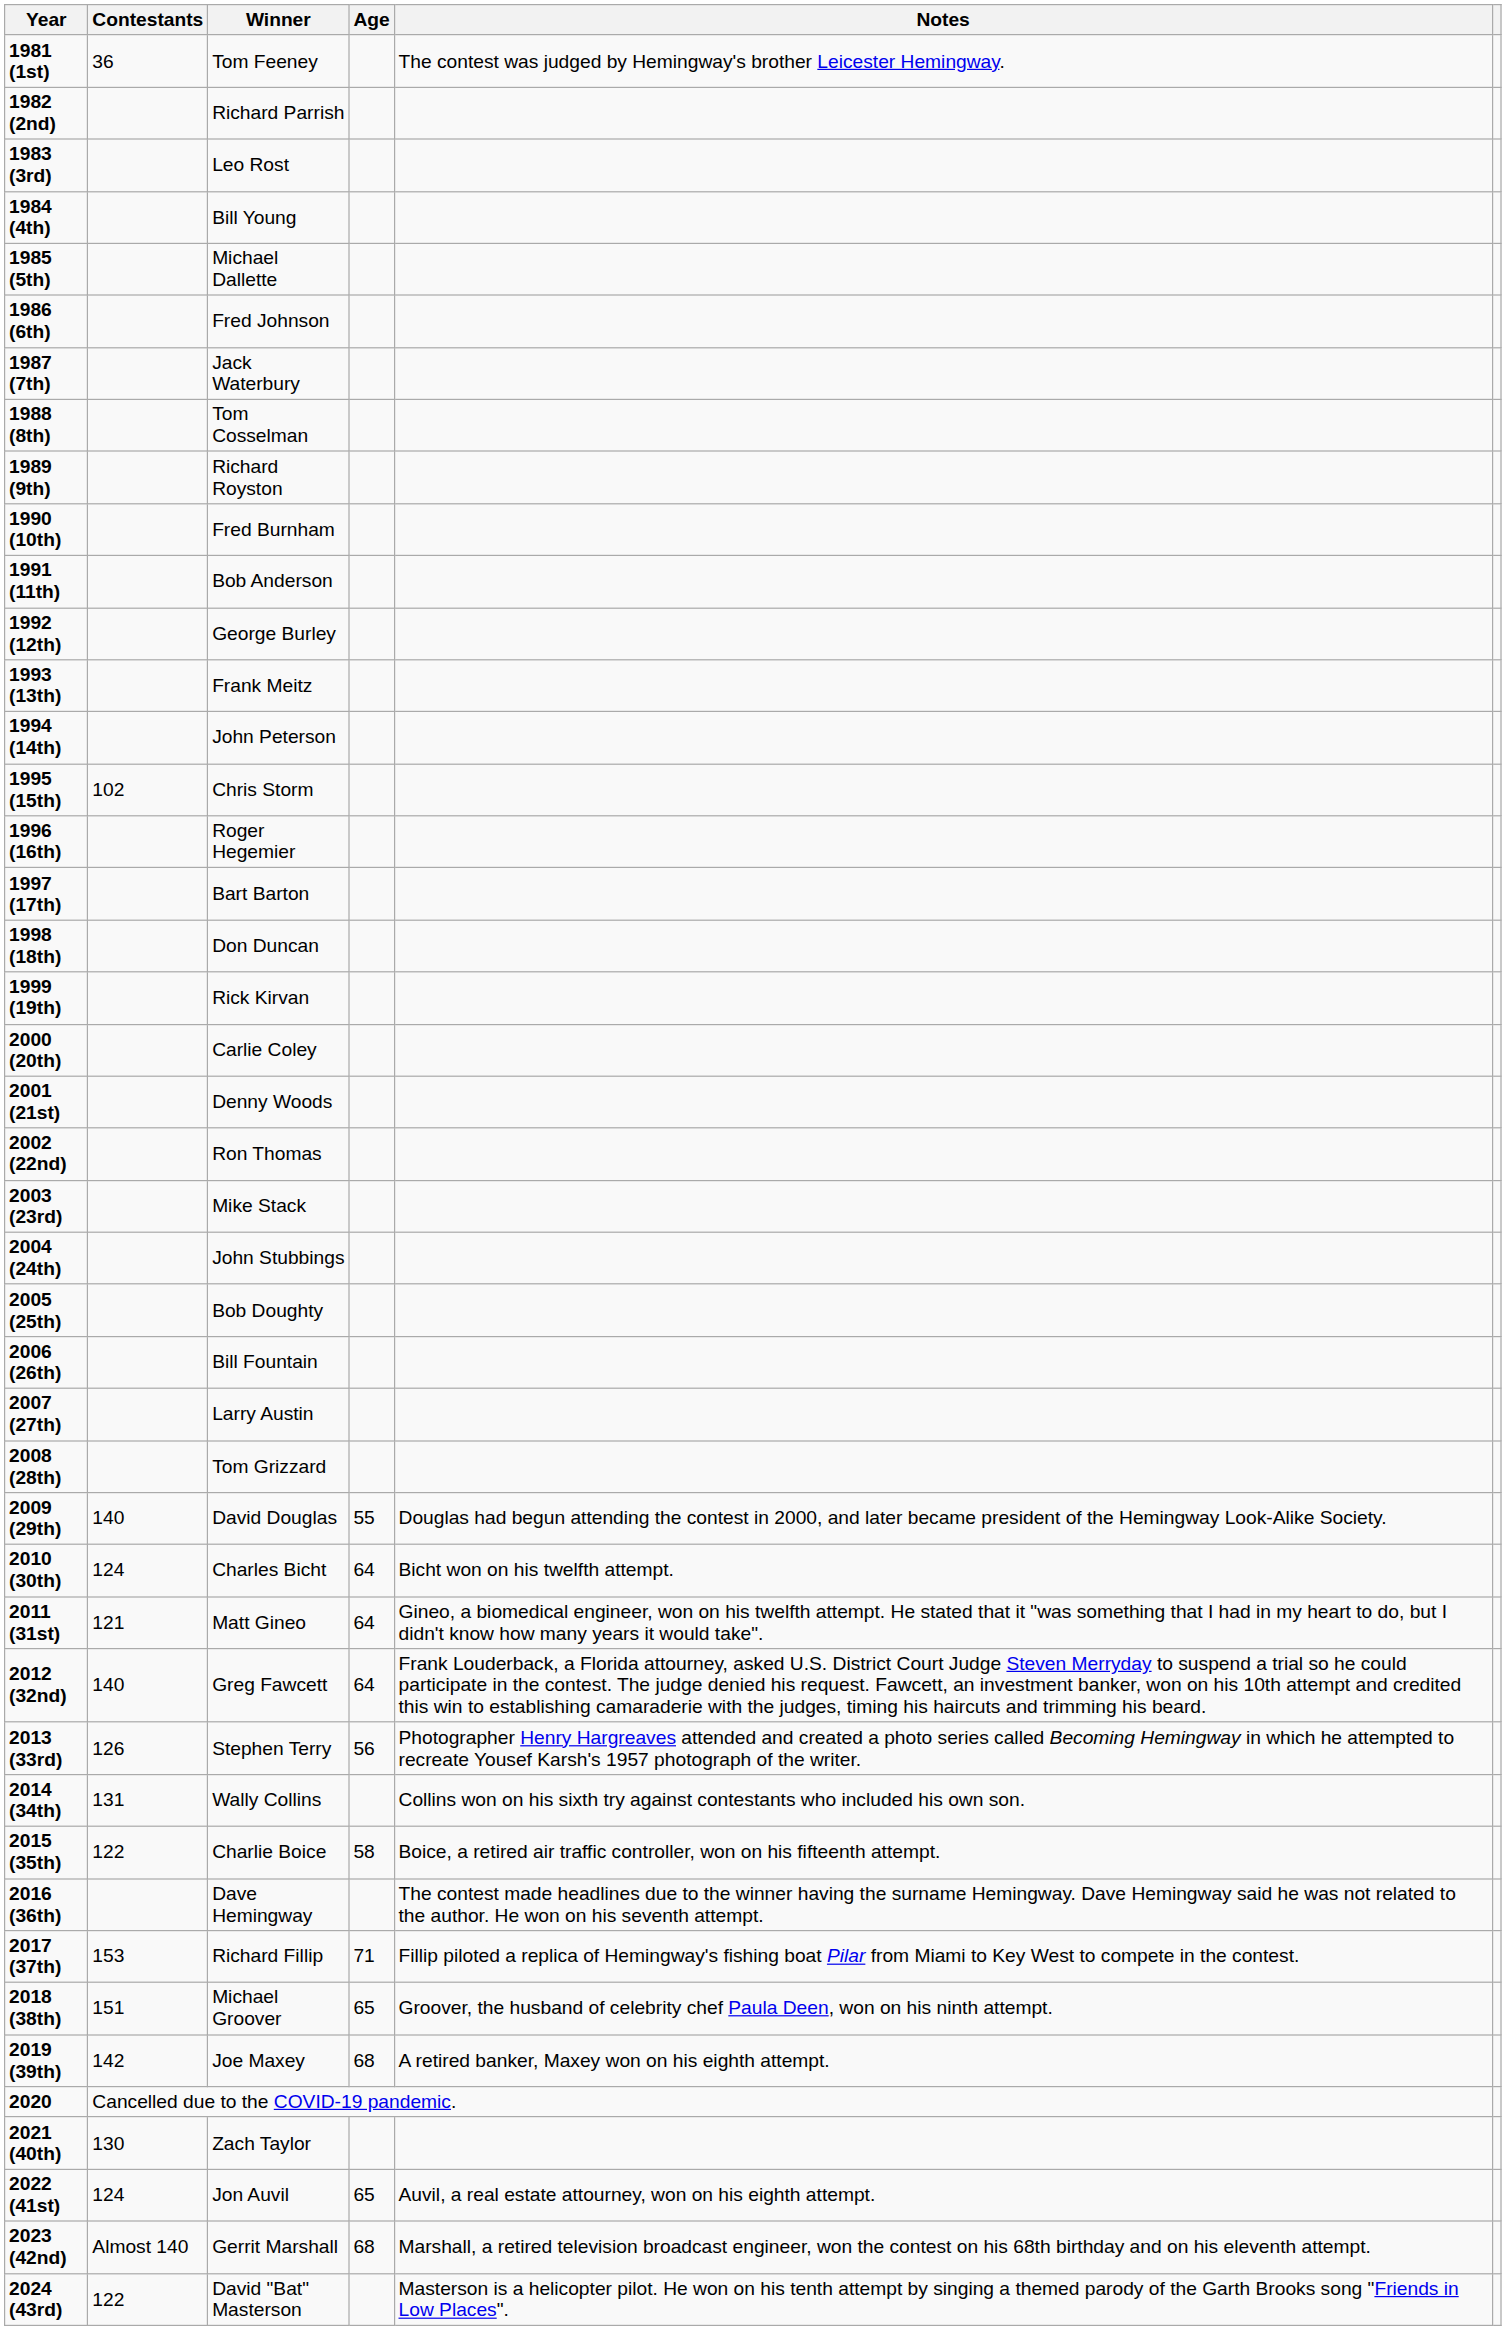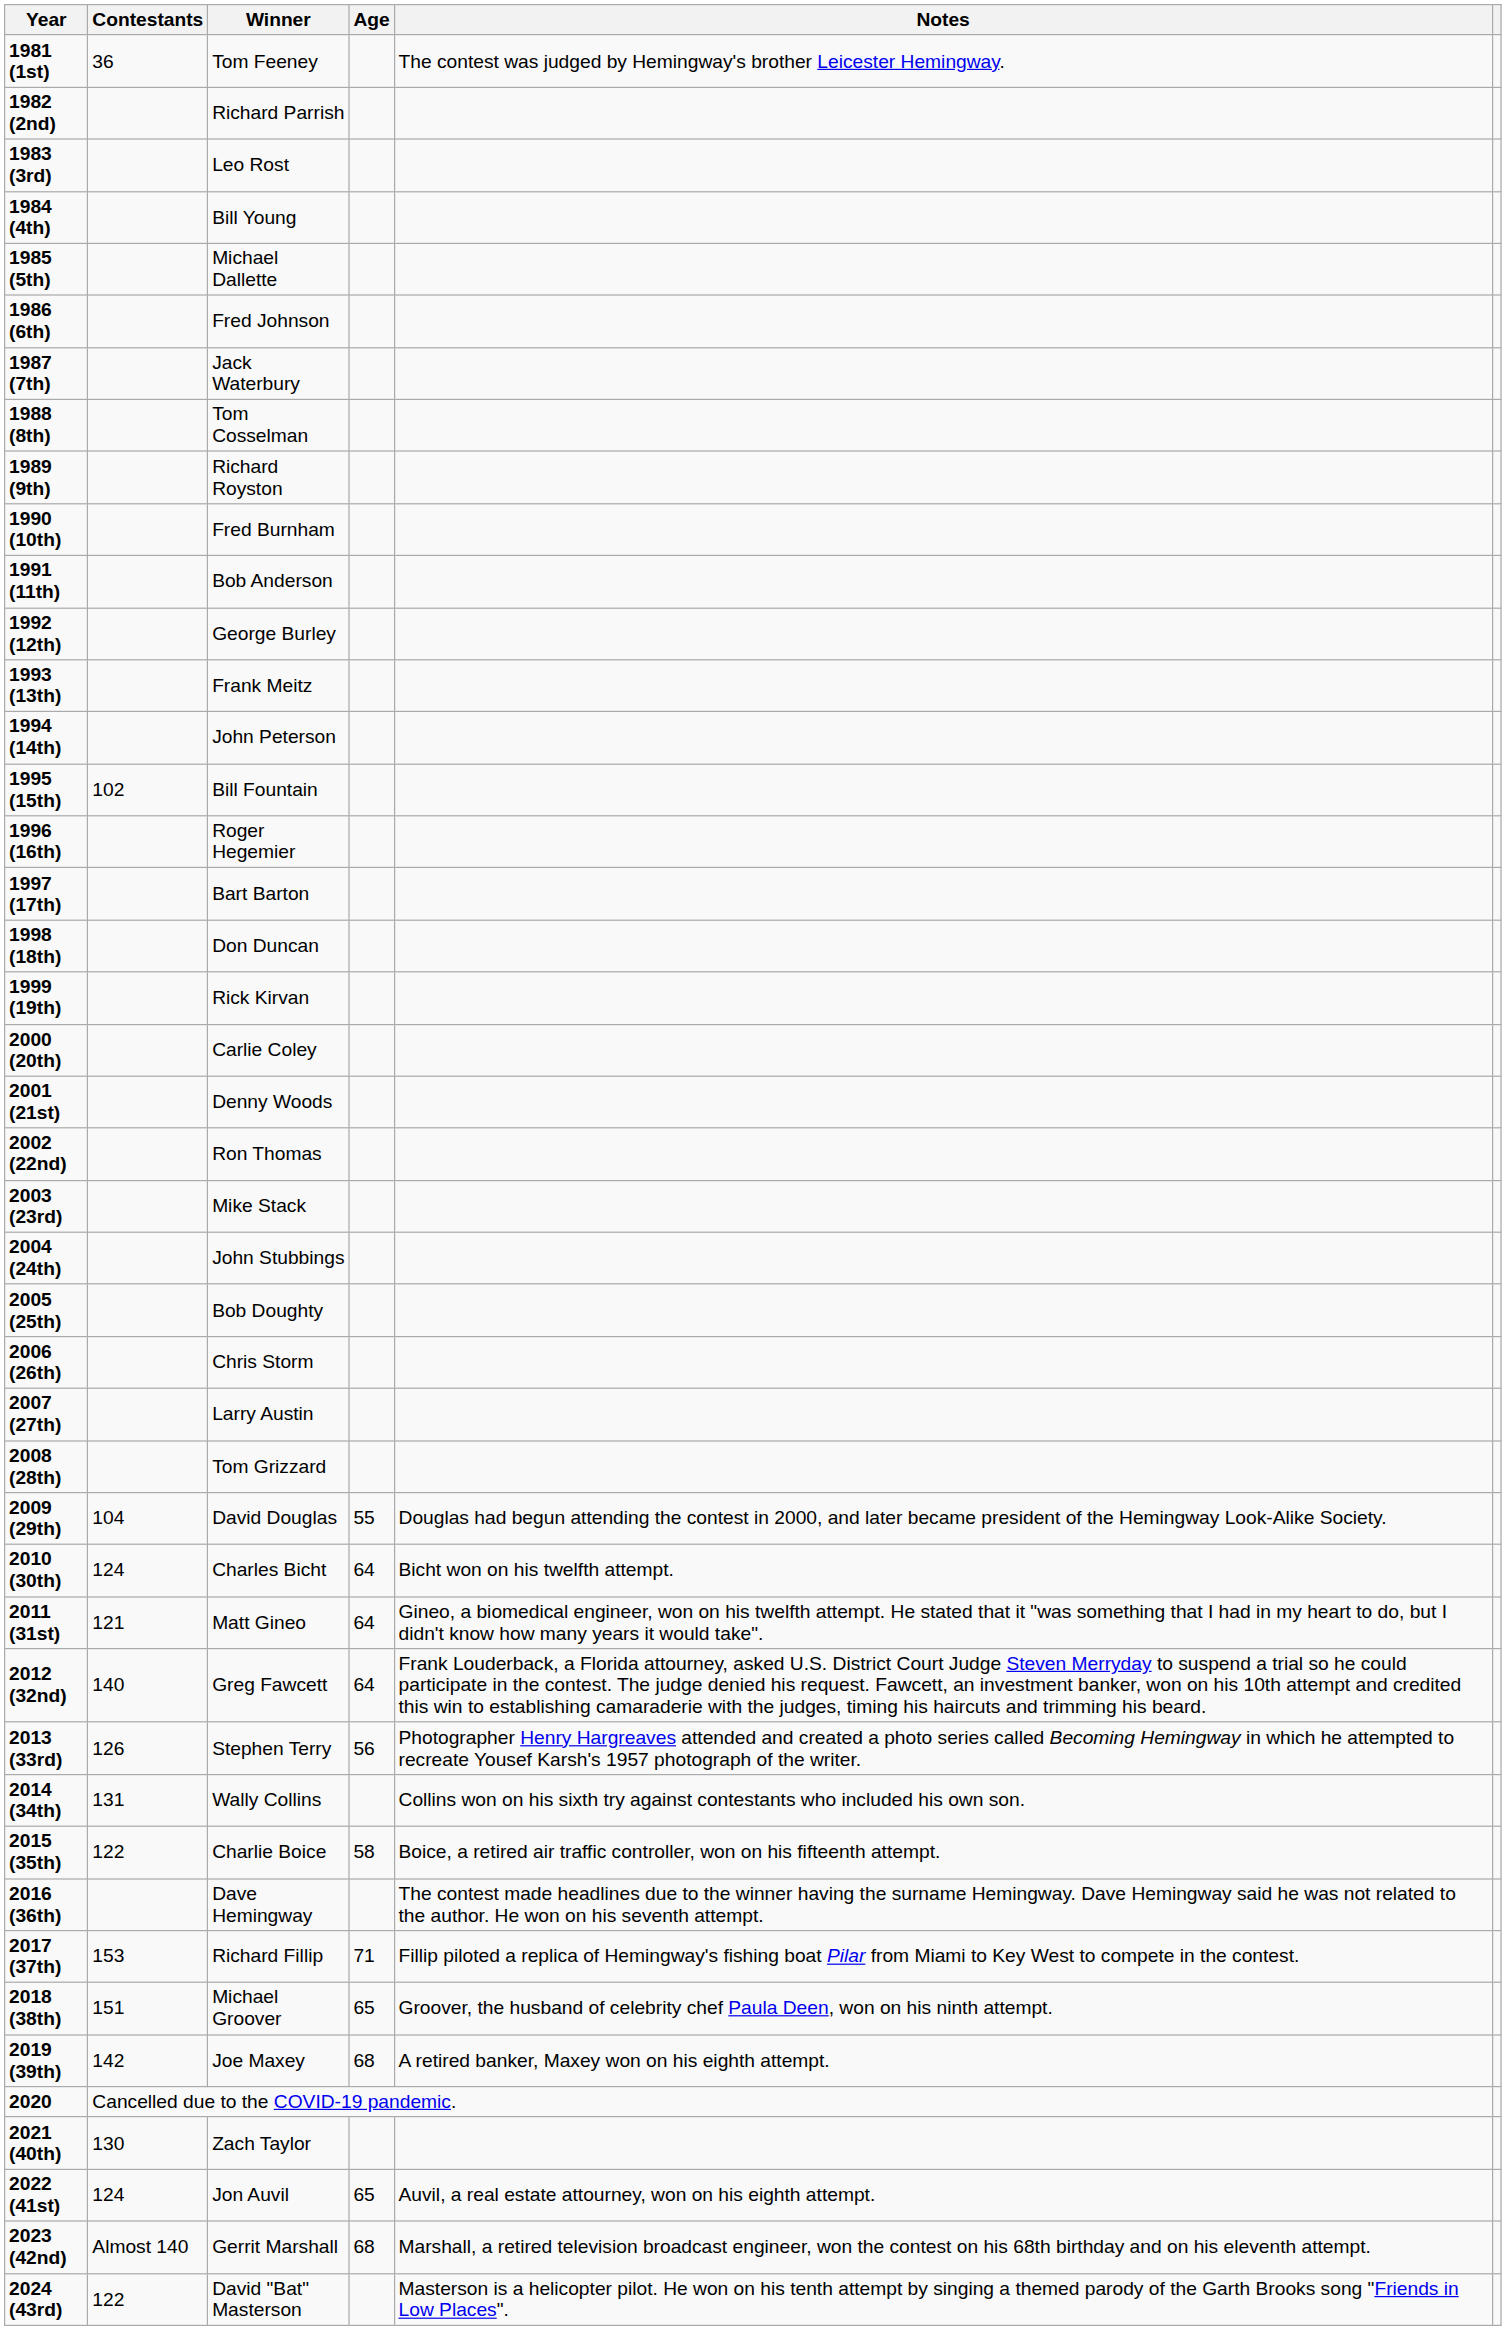(263, 789) Chris Storm -> (265, 789) Bill Fountain
(265, 1362) Bill Fountain -> (263, 1362) Chris Storm
(108, 1518) 140 -> (108, 1518) 104
